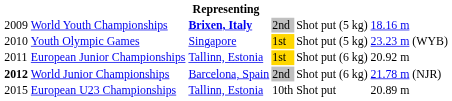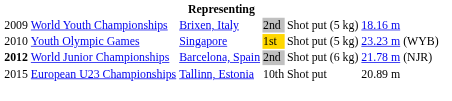(220, 25) bold -> (209, 25) normal
- row: (108, 57)
